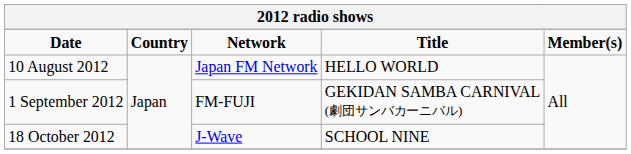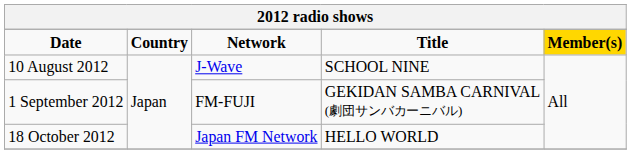(585, 42) no background -> (585, 42) gold background
(256, 67) Japan FM Network -> (219, 67) J-Wave
(382, 67) HELLO WORLD -> (377, 67) SCHOOL NINE
(219, 136) J-Wave -> (256, 136) Japan FM Network
(377, 136) SCHOOL NINE -> (382, 136) HELLO WORLD
